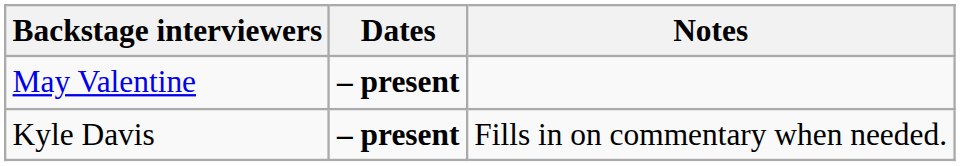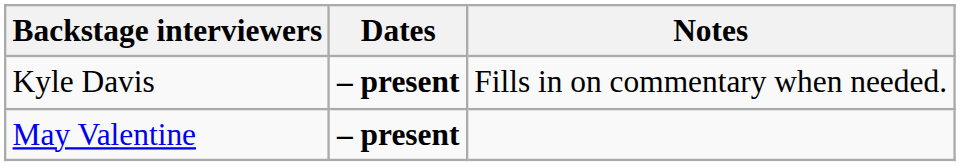rows swapped: (84, 133) <-> (104, 81)
